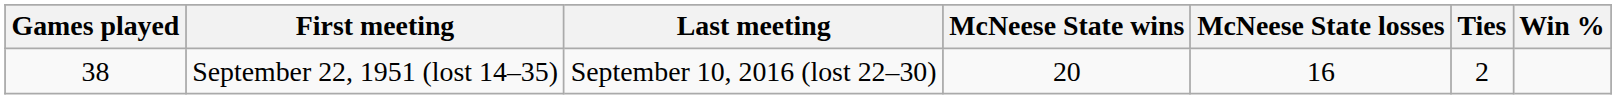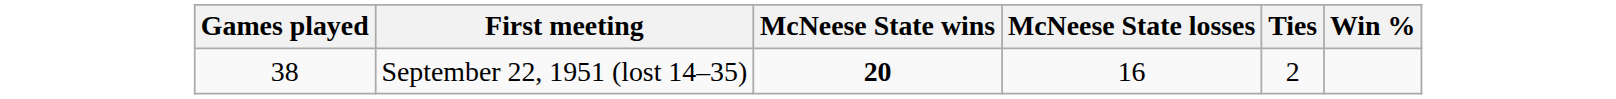- column: (754, 26)
(1067, 70) normal -> (878, 70) bold
